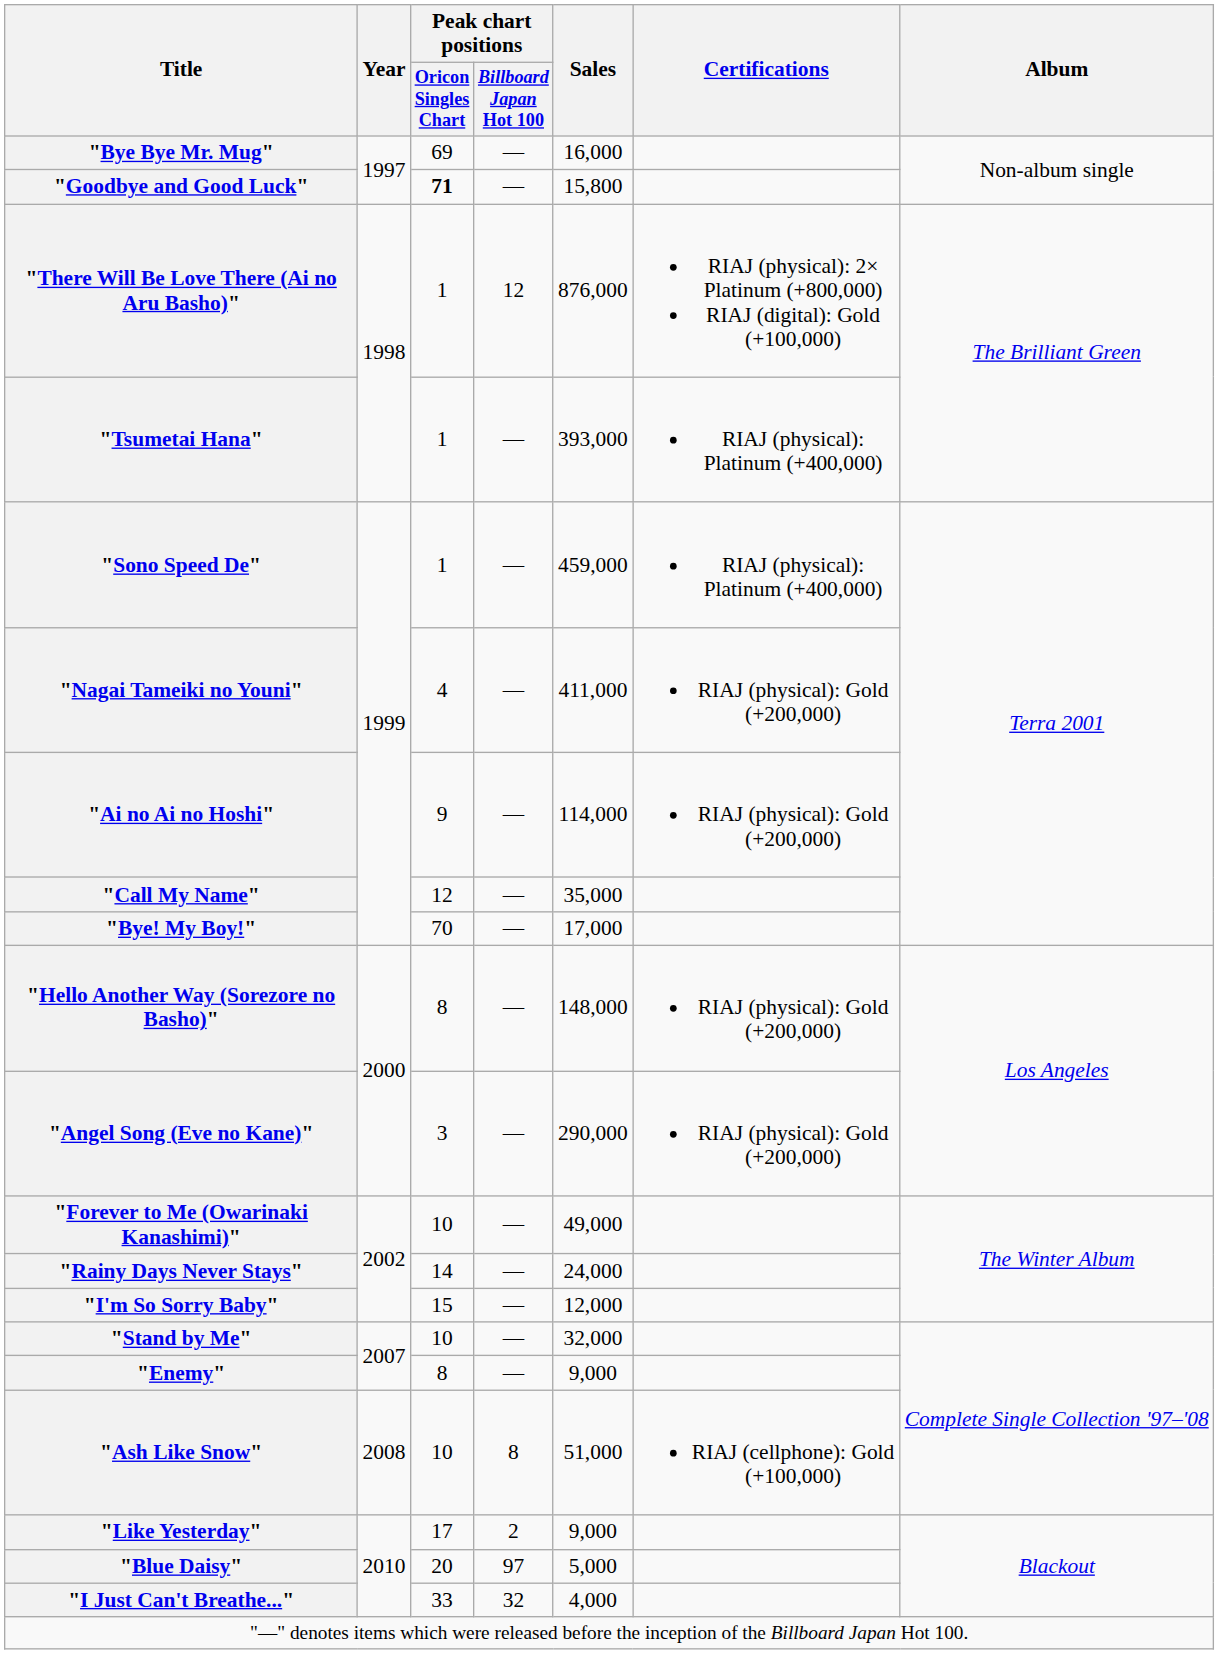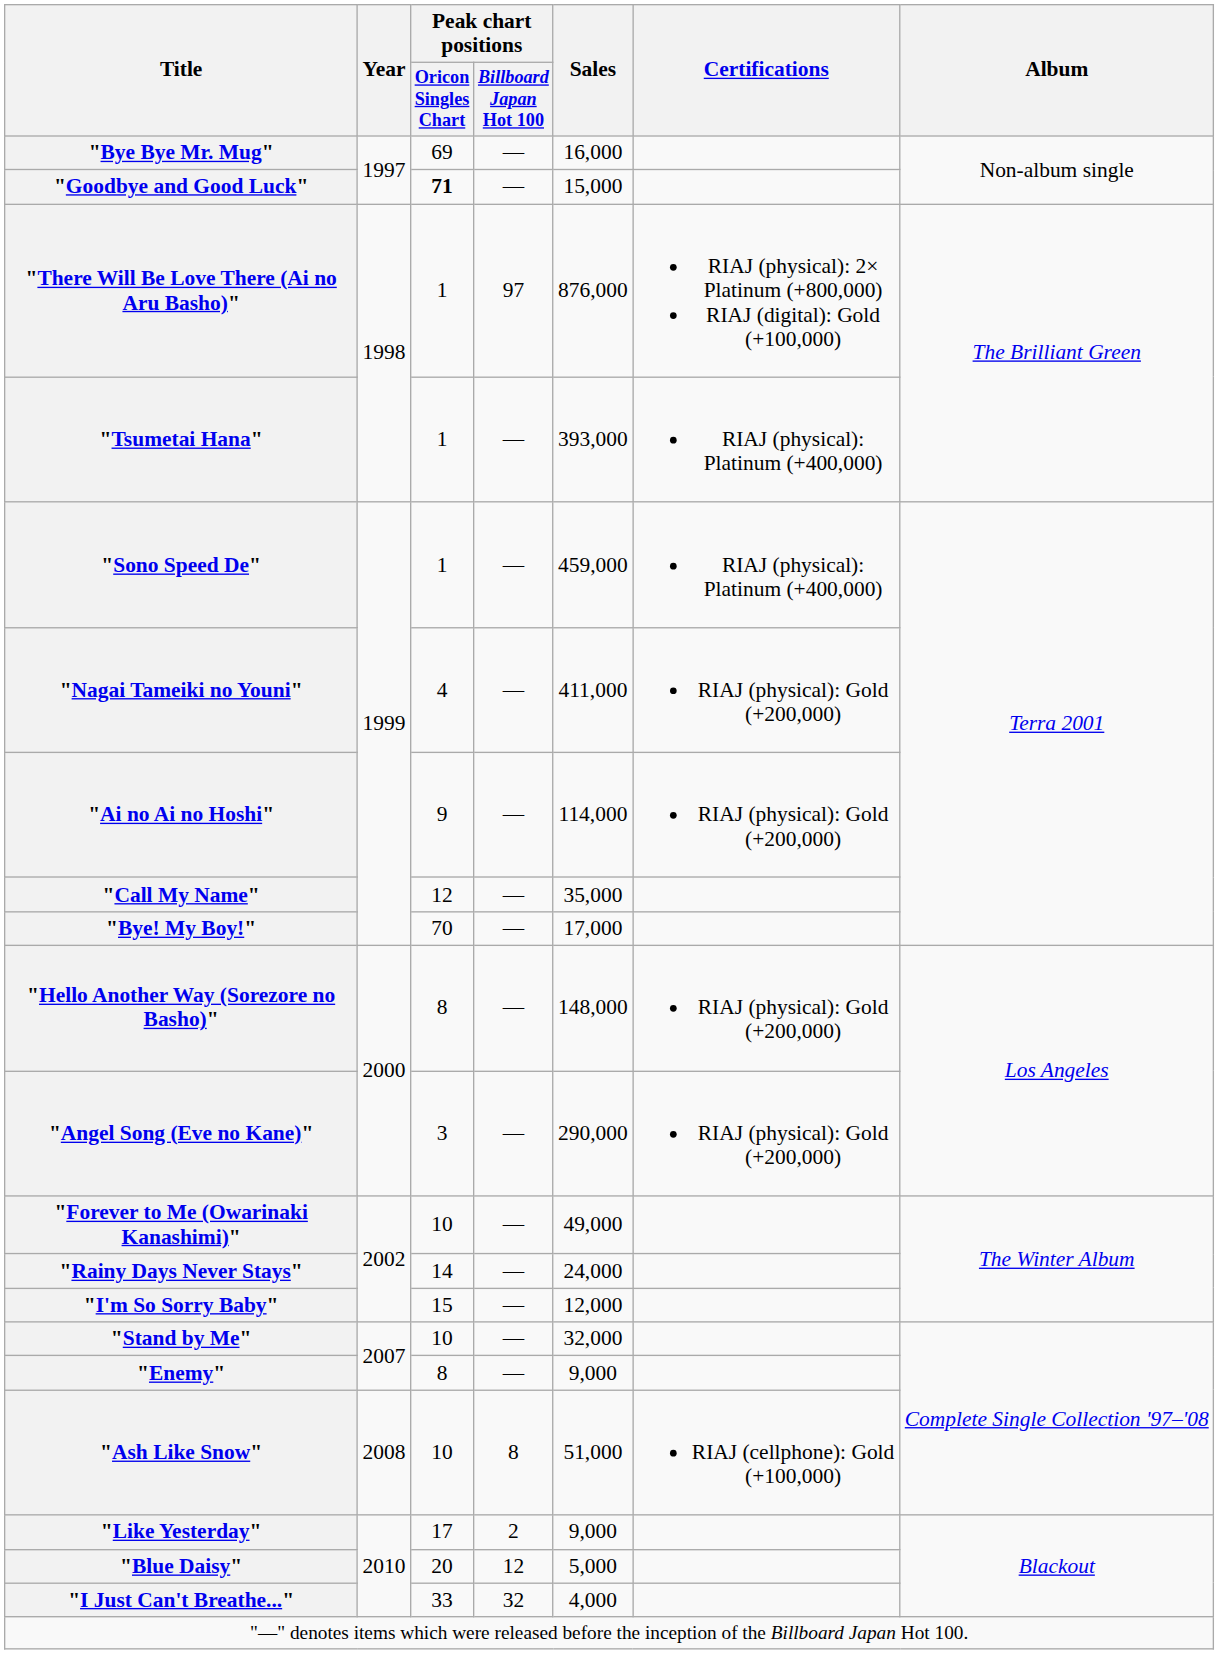(593, 186) 15,800 -> (593, 186) 15,000
(513, 290) 12 -> (513, 290) 97
(513, 1565) 97 -> (513, 1565) 12
